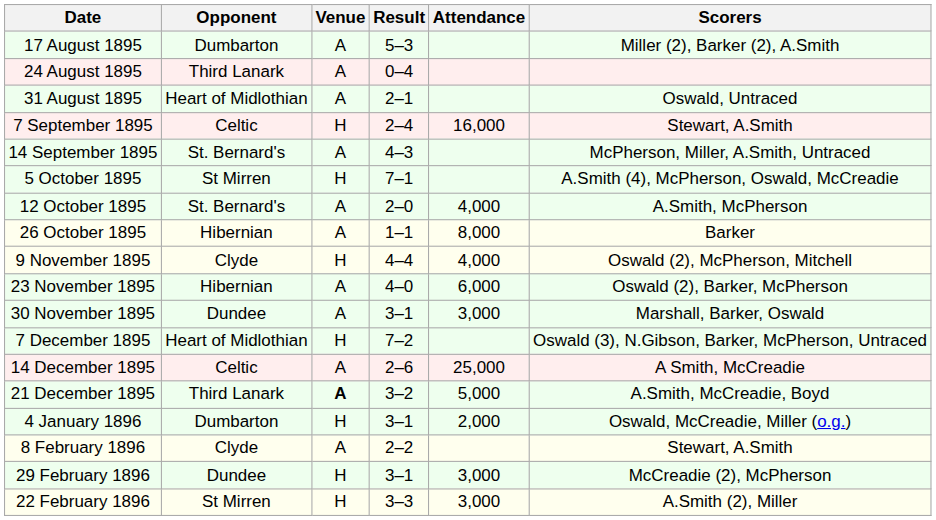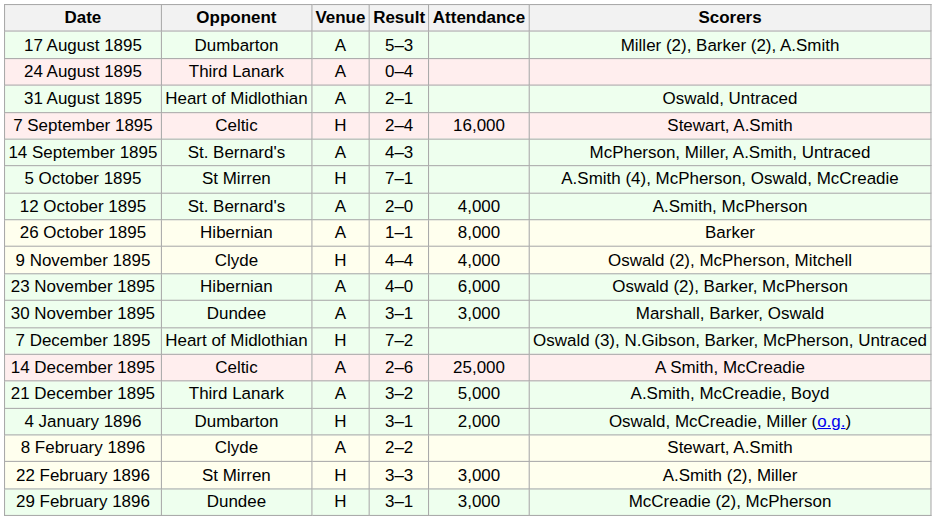(340, 394) bold -> (340, 394) normal
rows swapped: (83, 502) <-> (83, 475)
